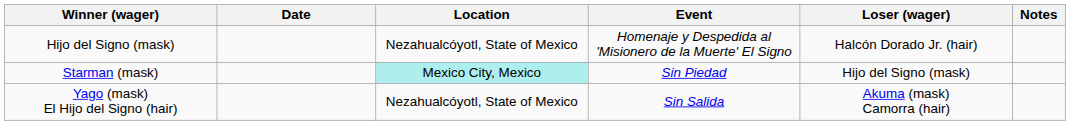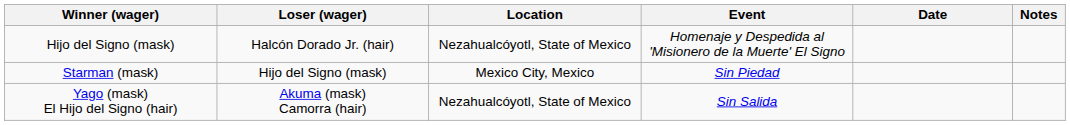columns swapped: (906, 15) <-> (296, 15)
(482, 72) paleturquoise background -> (535, 72) no background
